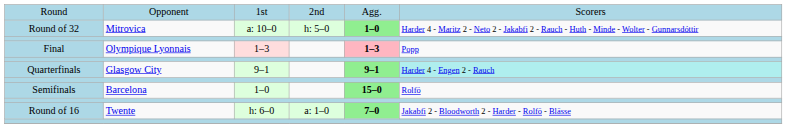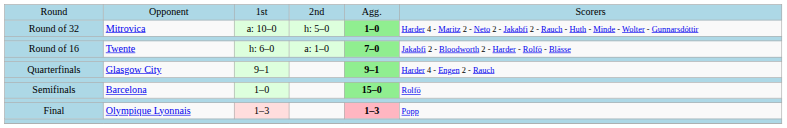rows swapped: (54, 111) <-> (54, 49)
(448, 70) paleturquoise background -> (448, 70) no background
